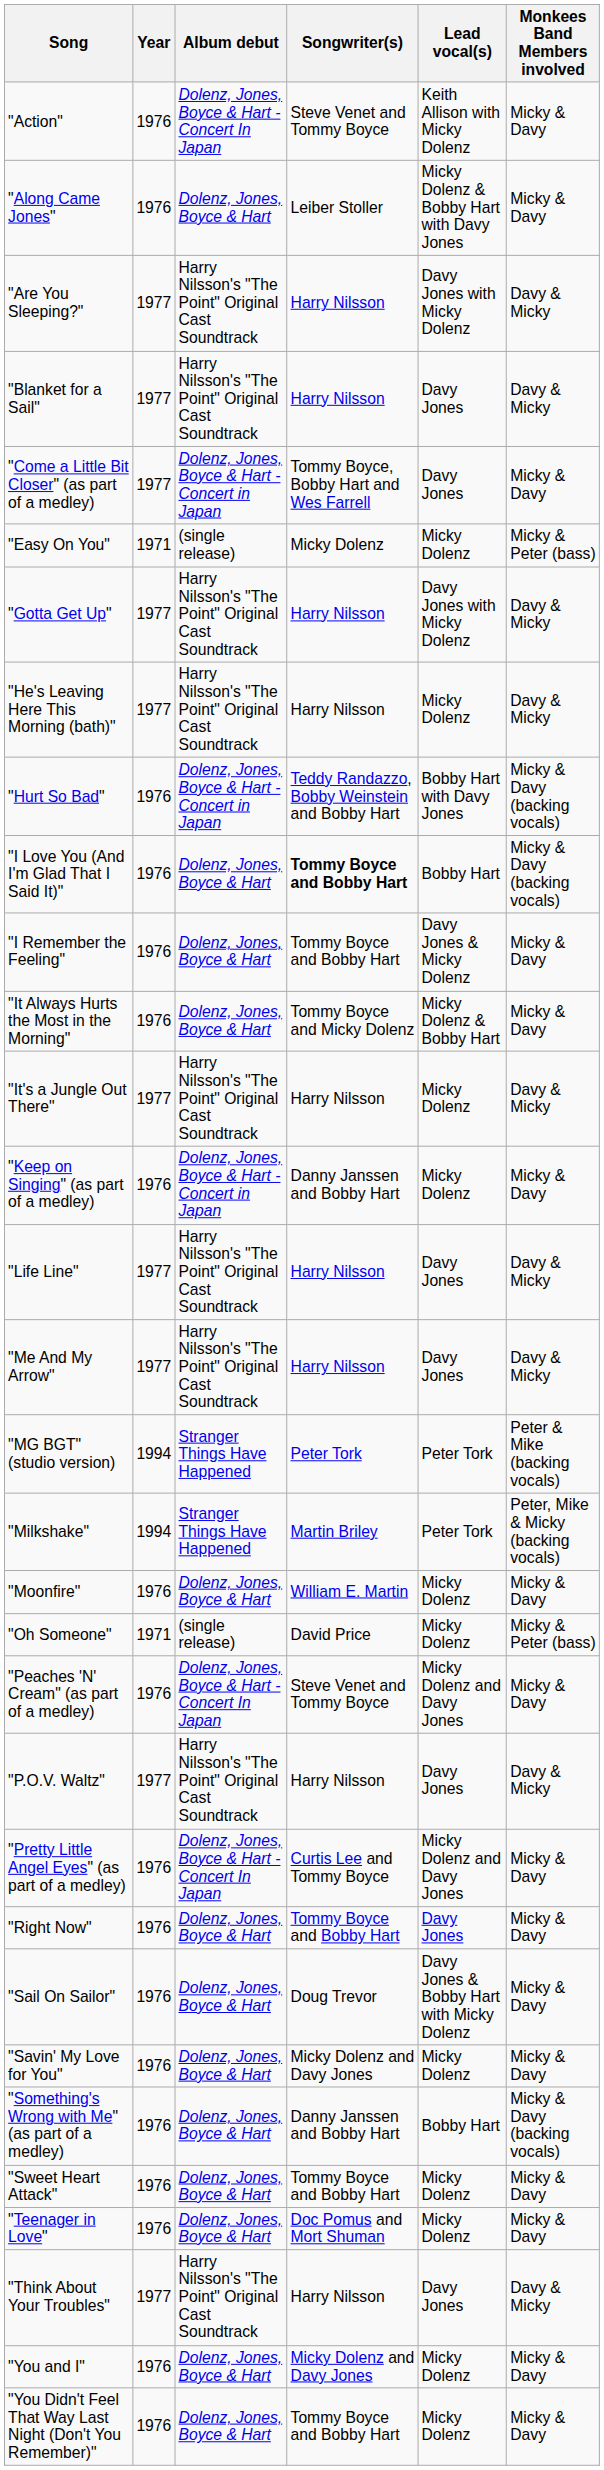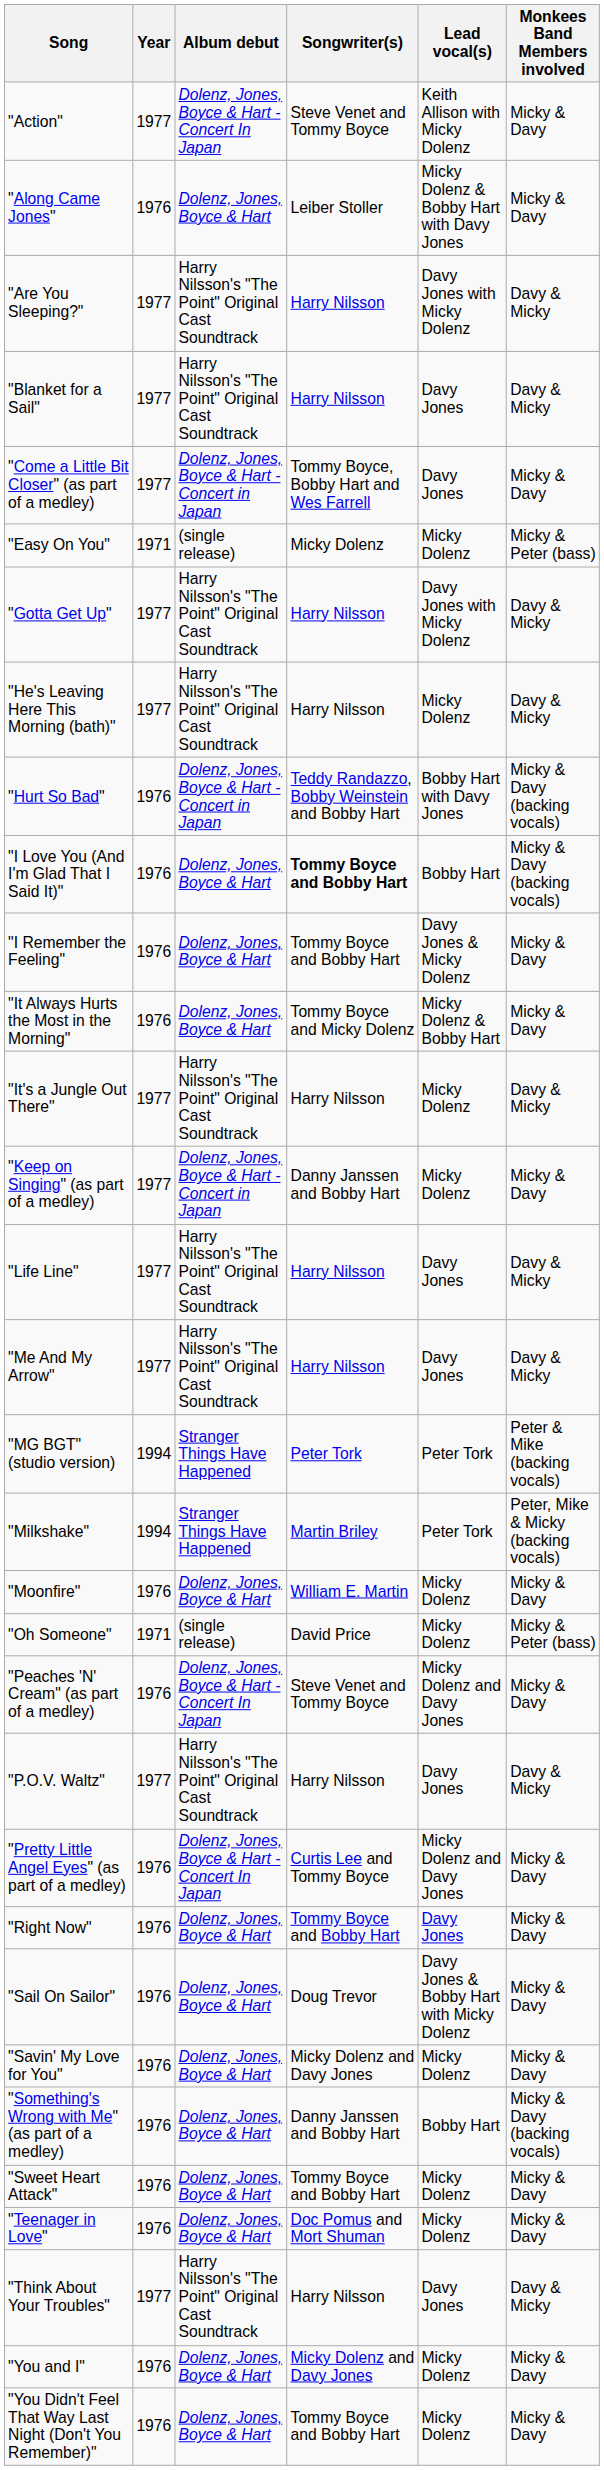(154, 121) 1976 -> (154, 121) 1977
(154, 1185) 1976 -> (154, 1185) 1977
